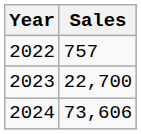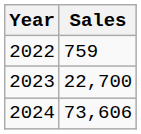(81, 51) 757 -> (81, 51) 759
